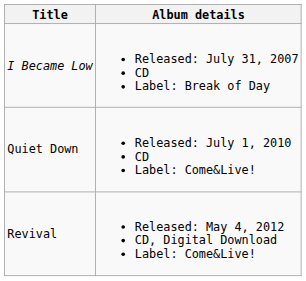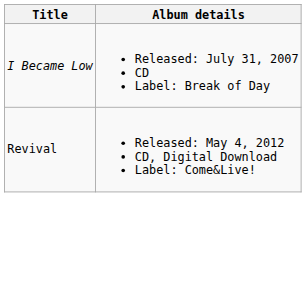- row: (43, 150)
